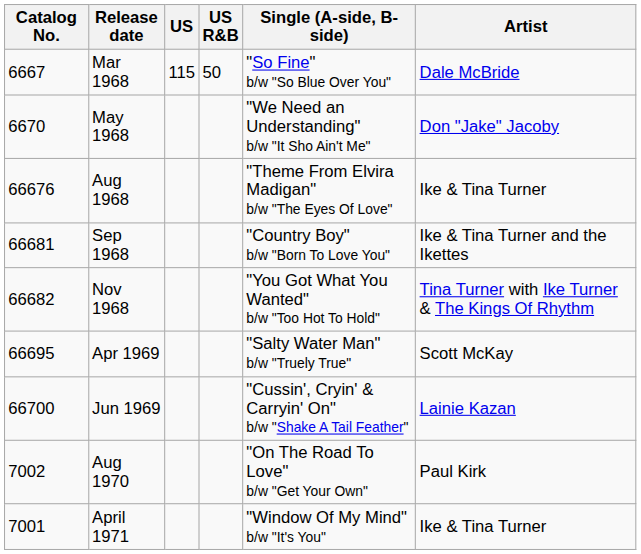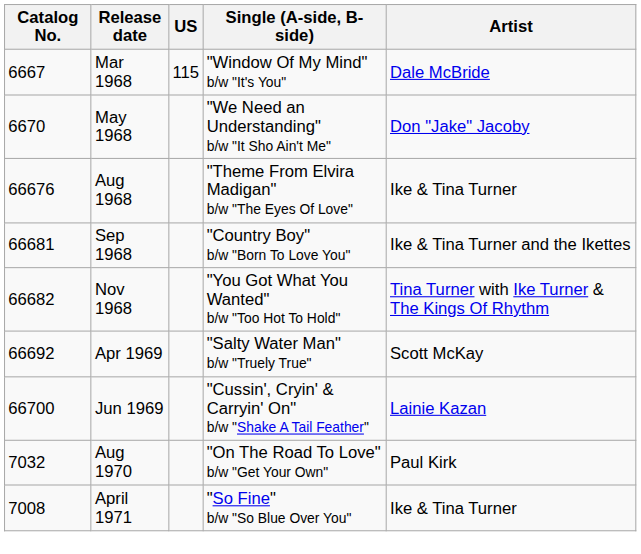- column: (221, 27)
(319, 72) "So Fine" b/w "So Blue Over You" -> (287, 72) "Window Of My Mind" b/w "It's You"
(31, 353) 66695 -> (31, 353) 66692
(27, 472) 7002 -> (27, 462) 7032
(27, 526) 7001 -> (27, 507) 7008
(327, 526) "Window Of My Mind" b/w "It's You" -> (279, 507) "So Fine" b/w "So Blue Over You"
